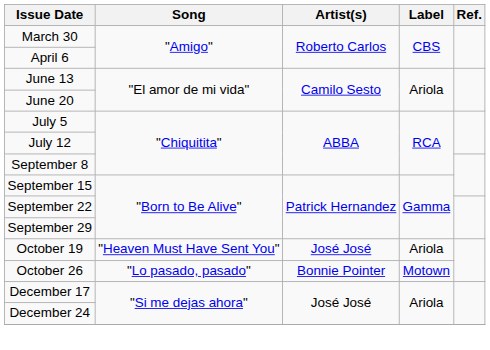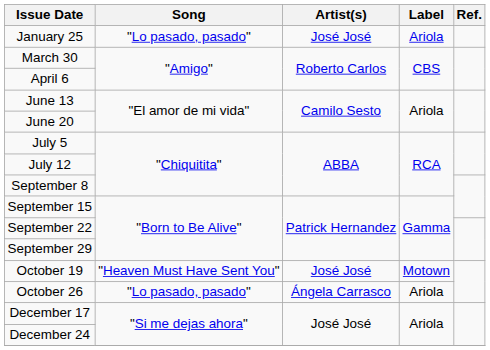+ row: (50, 36)
(426, 249) Ariola -> (426, 270) Motown
(341, 270) Bonnie Pointer -> (341, 292) Ángela Carrasco
(426, 270) Motown -> (426, 292) Ariola
